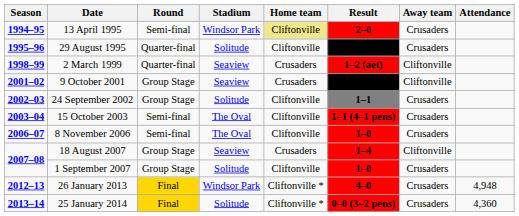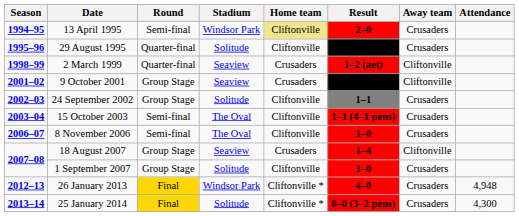(485, 202) 4,360 -> (485, 202) 4,300
